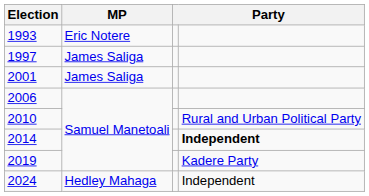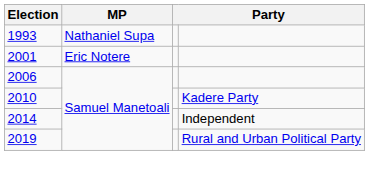(97, 35) Eric Notere -> (109, 35) Nathaniel Supa
- row: (22, 56)
(104, 77) James Saliga -> (97, 56) Eric Notere
(271, 118) Rural and Urban Political Party -> (220, 98) Kadere Party
(221, 139) bold -> (218, 118) normal
(220, 160) Kadere Party -> (271, 139) Rural and Urban Political Party
- row: (22, 181)
